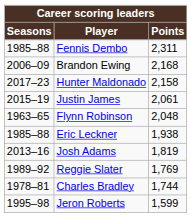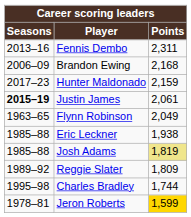(28, 48) 1985–88 -> (28, 48) 2013–16
(165, 83) 2,158 -> (165, 83) 2,159
(28, 100) normal -> (28, 100) bold
(165, 117) 2,048 -> (165, 117) 2,049
(28, 152) 2013–16 -> (28, 152) 1985–88
(165, 152) no background -> (165, 152) khaki background
(165, 169) 1,769 -> (165, 169) 1,809
(28, 186) 1978–81 -> (28, 186) 1995–98
(28, 203) 1995–98 -> (28, 203) 1978–81
(165, 203) no background -> (165, 203) gold background
